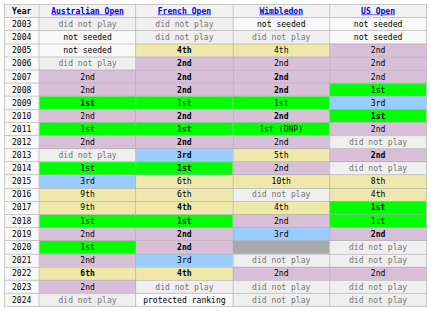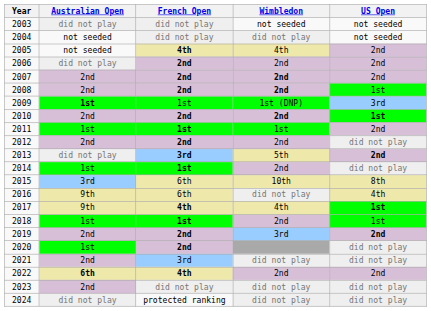(281, 103) 1st -> (281, 103) 1st (DNP)
(281, 129) 1st (DNP) -> (281, 129) 1st
